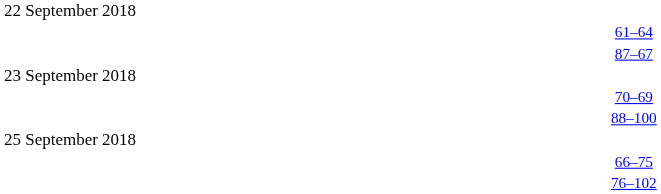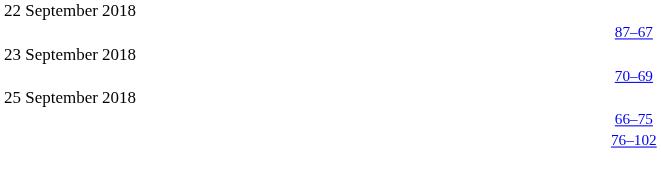- row: (265, 33)
- row: (265, 118)
